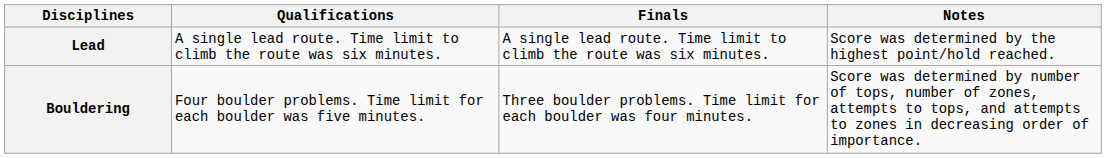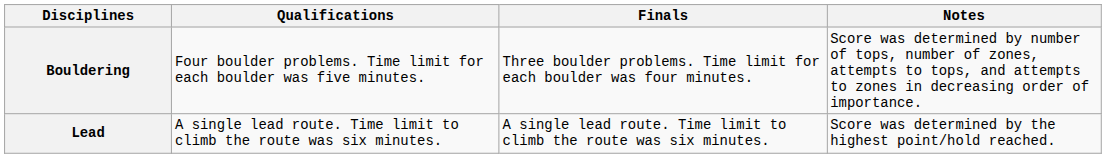rows swapped: (88, 109) <-> (88, 47)
